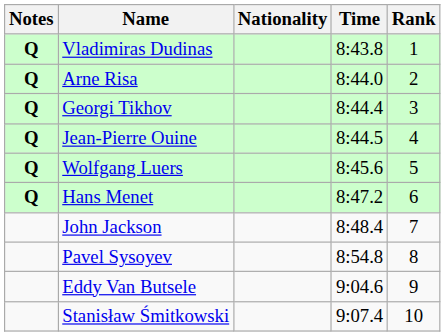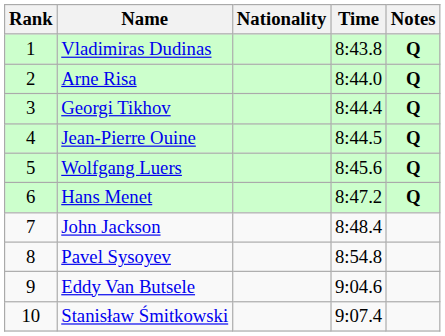columns swapped: (414, 19) <-> (31, 19)
